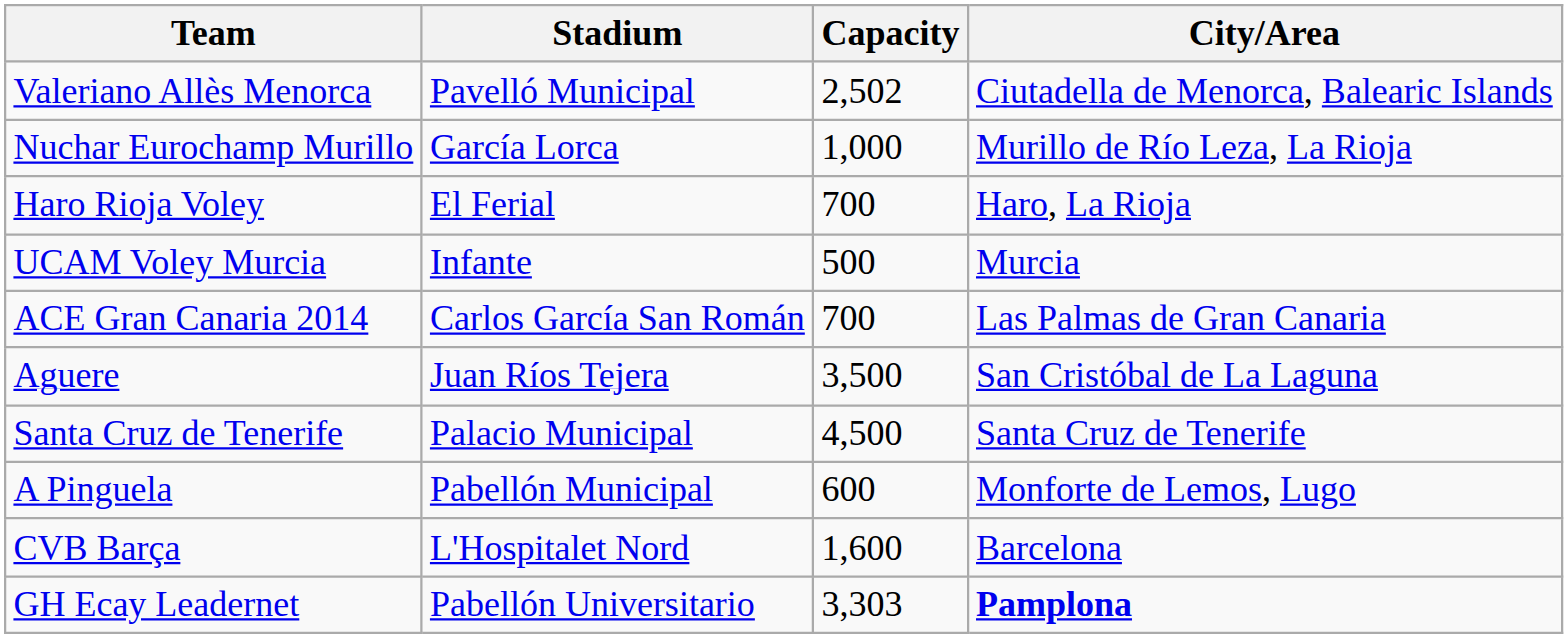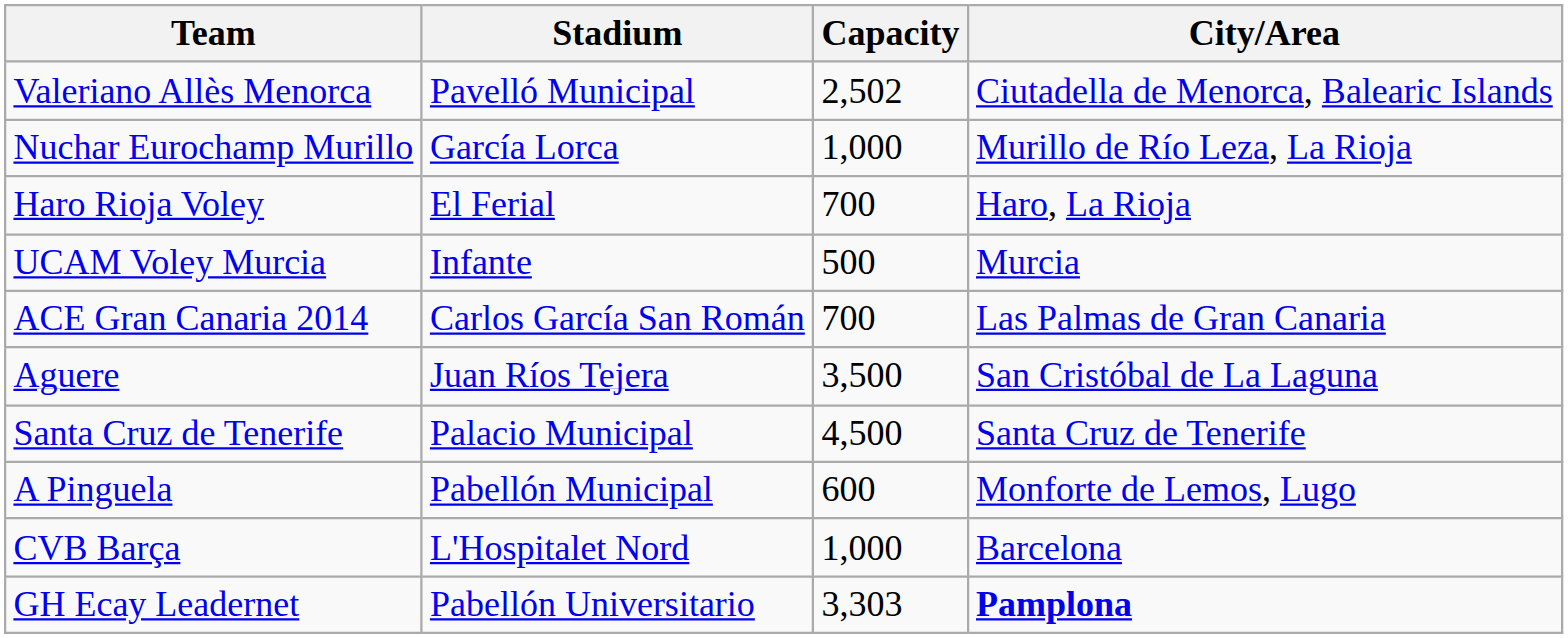(862, 546) 1,600 -> (862, 546) 1,000
